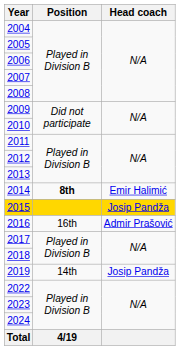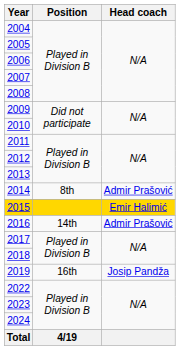(67, 191) bold -> (67, 191) normal
(138, 191) Emir Halimić -> (138, 191) Admir Prašović
(138, 207) Josip Pandža -> (138, 207) Emir Halimić
(67, 223) 16th -> (67, 223) 14th
(67, 272) 14th -> (67, 272) 16th
